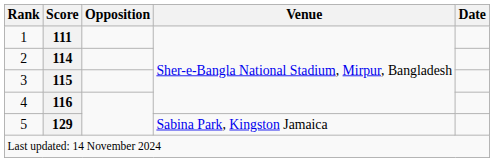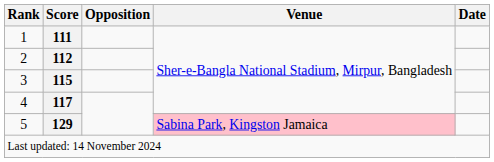(62, 59) 114 -> (62, 59) 112
(62, 102) 116 -> (62, 102) 117
(242, 124) no background -> (242, 124) pink background
